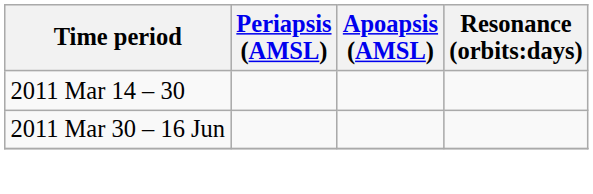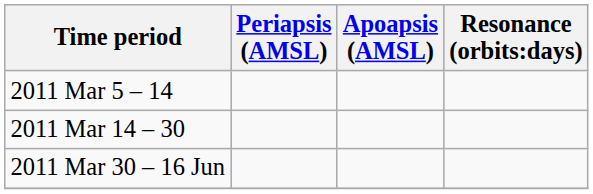+ row: (92, 90)
